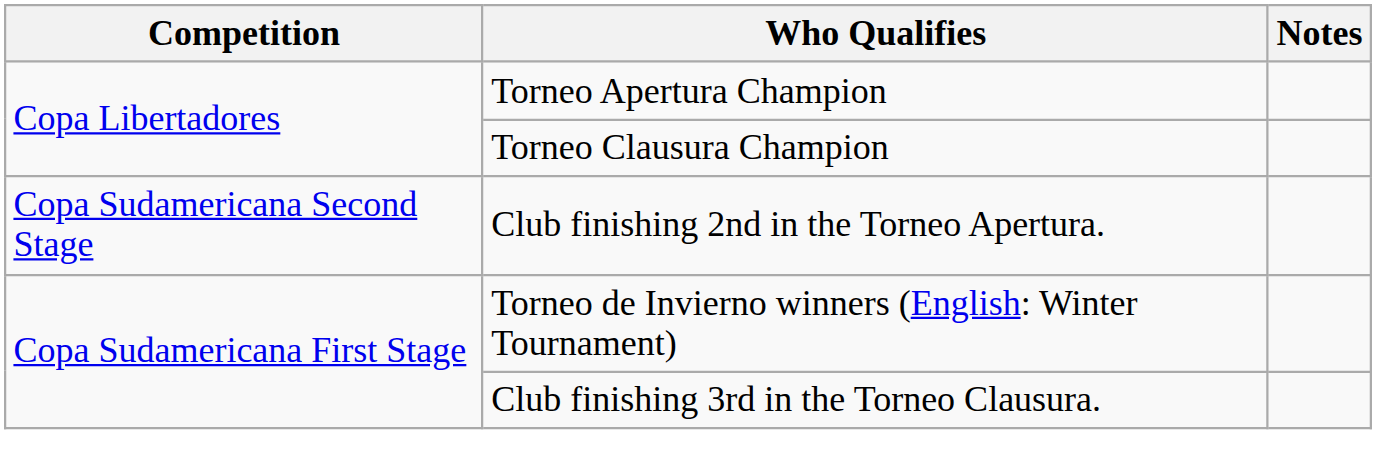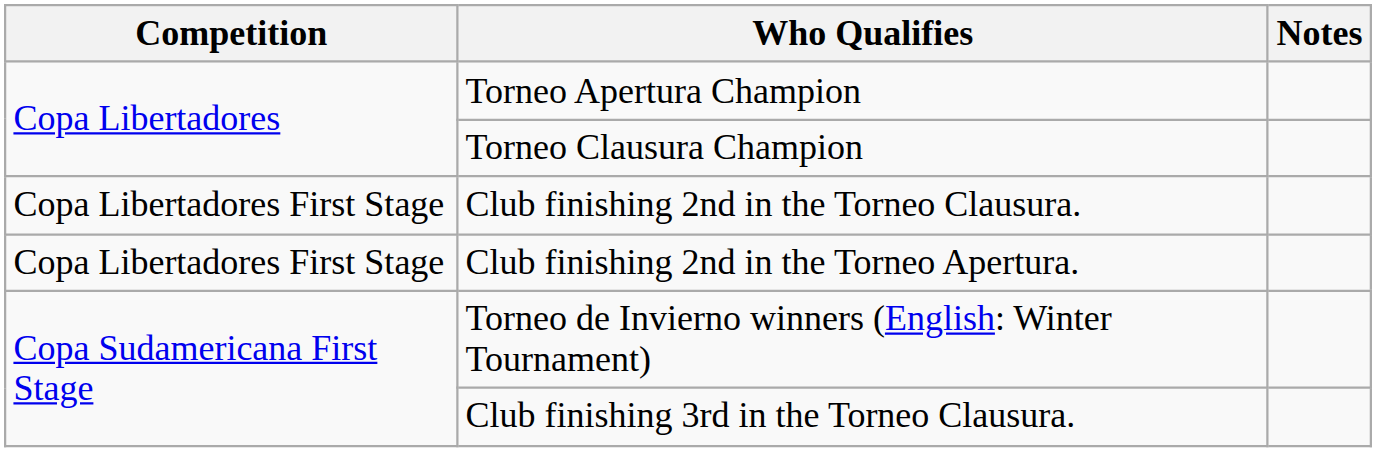+ row: (773, 204)
(215, 224) Copa Sudamericana Second Stage -> (229, 261) Copa Libertadores First Stage
